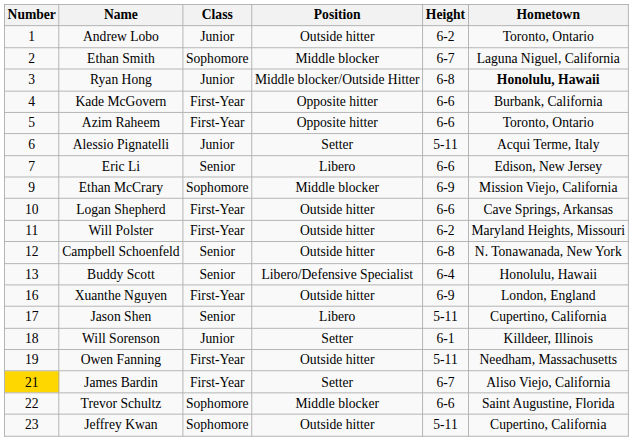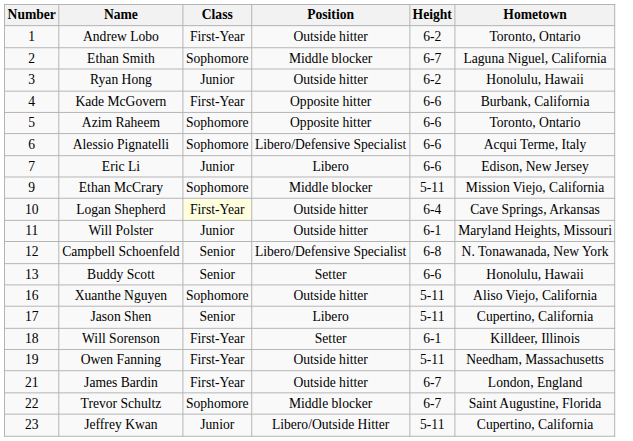(217, 36) Junior -> (217, 36) First-Year
(337, 79) Middle blocker/Outside Hitter -> (331, 79) Outside hitter
(445, 79) 6-8 -> (432, 79) 6-2
(548, 79) bold -> (535, 79) normal
(217, 123) First-Year -> (217, 123) Sophomore
(217, 144) Junior -> (217, 144) Sophomore
(337, 144) Setter -> (331, 144) Libero/Defensive Specialist
(445, 144) 5-11 -> (432, 144) 6-6
(217, 166) Senior -> (217, 166) Junior
(445, 187) 6-9 -> (432, 187) 5-11
(217, 209) no background -> (217, 209) lightyellow background
(445, 209) 6-6 -> (432, 209) 6-4
(217, 230) First-Year -> (217, 230) Junior
(445, 230) 6-2 -> (432, 230) 6-1
(337, 252) Outside hitter -> (331, 252) Libero/Defensive Specialist
(337, 274) Libero/Defensive Specialist -> (331, 274) Setter
(445, 274) 6-4 -> (432, 274) 6-6
(217, 295) First-Year -> (217, 295) Sophomore
(445, 295) 6-9 -> (432, 295) 5-11
(548, 295) London, England -> (535, 295) Aliso Viejo, California
(217, 338) Junior -> (217, 338) First-Year
(32, 381) gold background -> (32, 381) no background
(337, 381) Setter -> (331, 381) Outside hitter
(548, 381) Aliso Viejo, California -> (535, 381) London, England
(445, 403) 6-6 -> (432, 403) 6-7
(217, 425) Sophomore -> (217, 425) Junior
(337, 425) Outside hitter -> (331, 425) Libero/Outside Hitter
